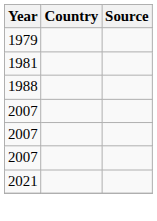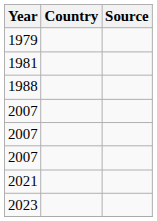+ row: (23, 205)
